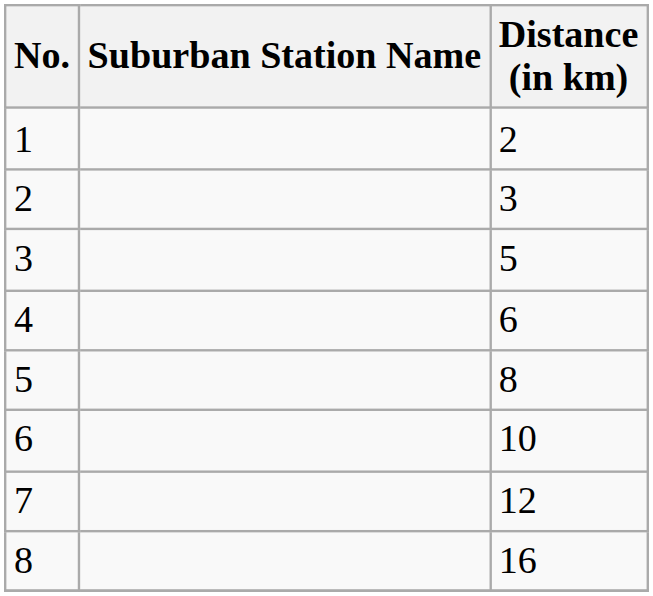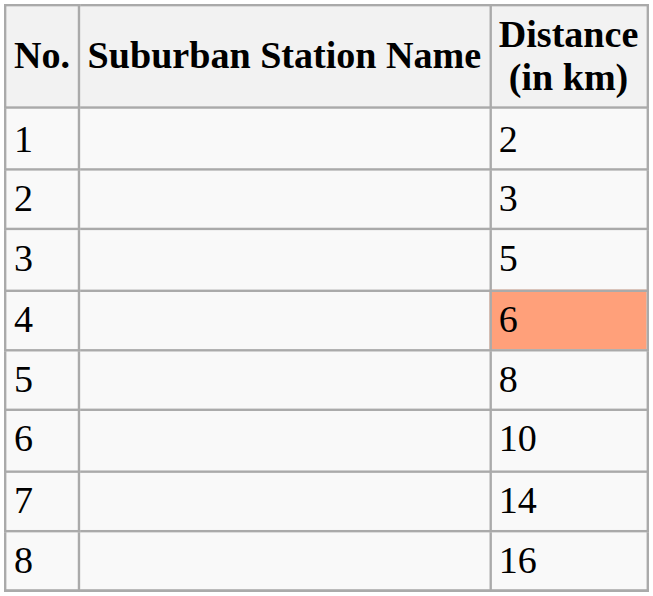(508, 319) no background -> (508, 319) lightsalmon background
(518, 500) 12 -> (518, 500) 14
